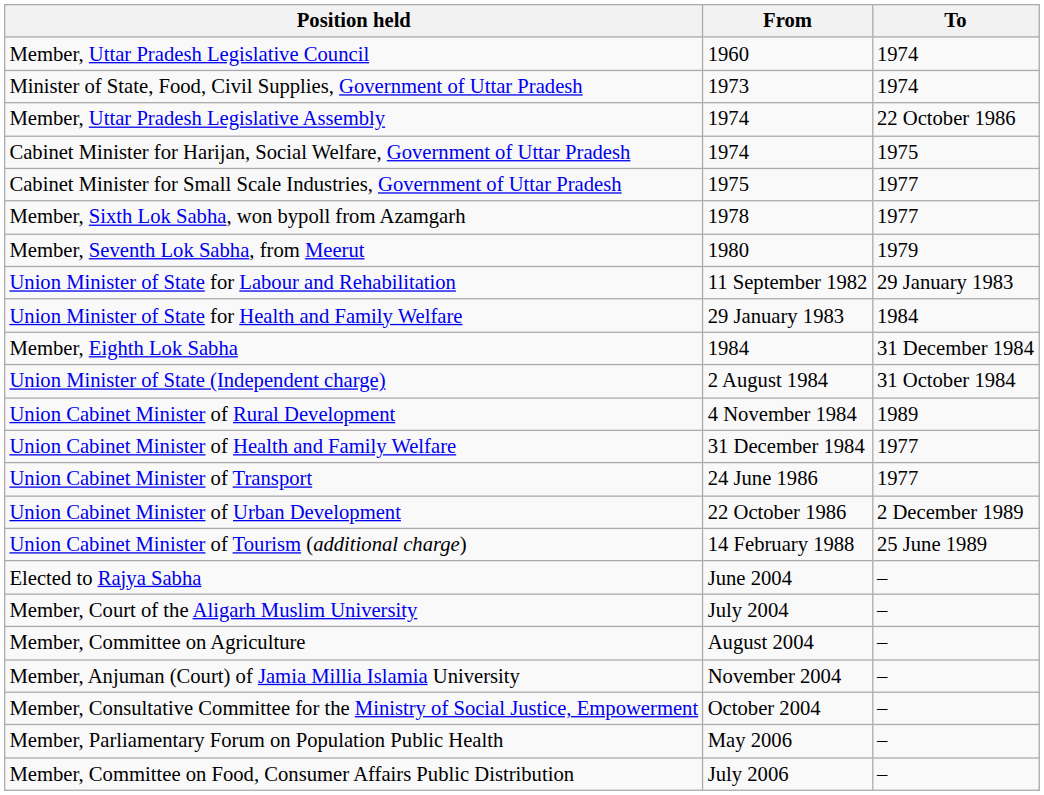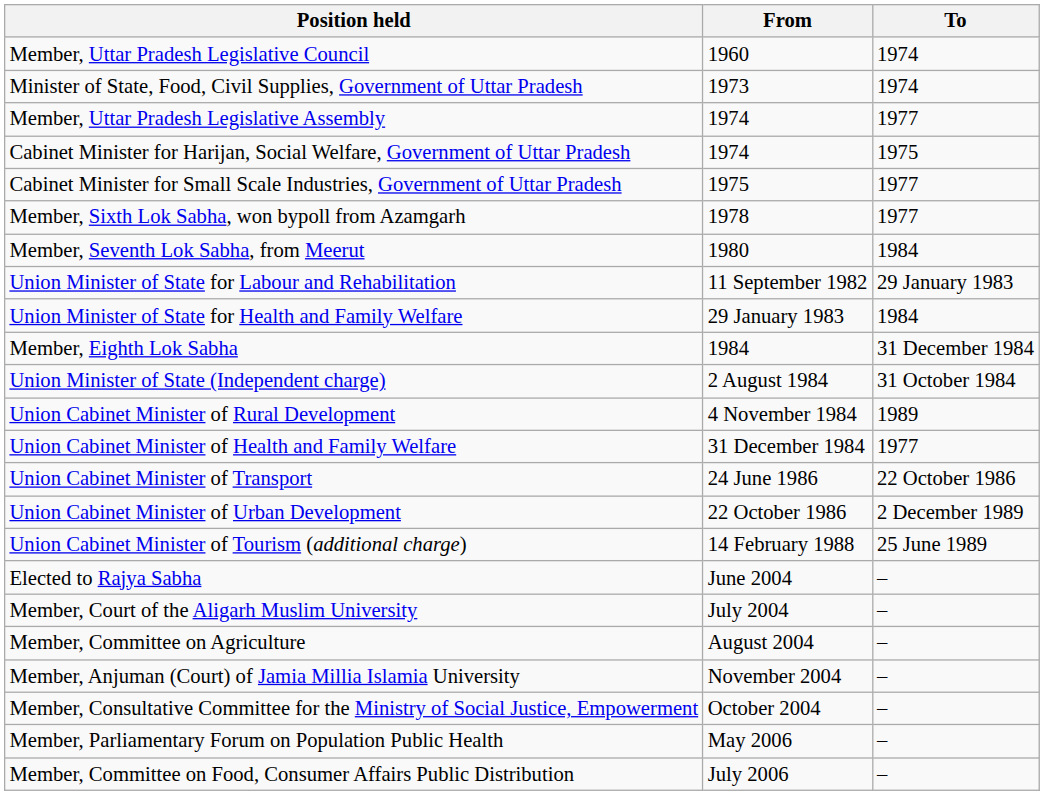(946, 119) 22 October 1986 -> (898, 119) 1977
(898, 250) 1979 -> (898, 250) 1984
(898, 479) 1977 -> (946, 479) 22 October 1986
